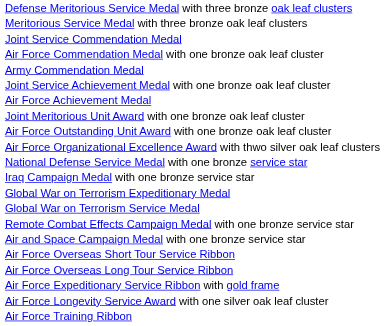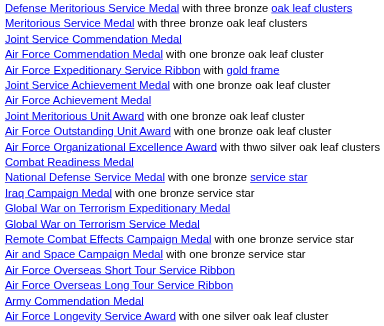rows swapped: (74, 70) <-> (142, 285)
+ row: (69, 162)
- row: (68, 316)
